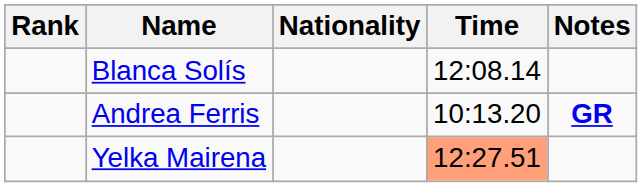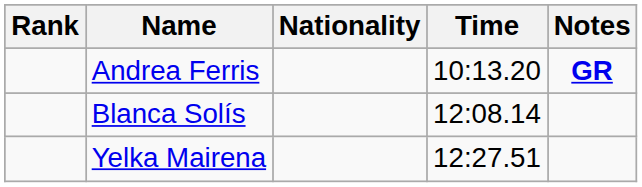rows swapped: (176, 114) <-> (169, 70)
(487, 158) lightsalmon background -> (487, 158) no background
